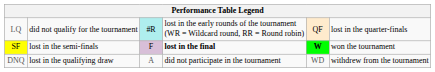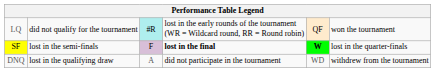(369, 29) lost in the quarter-finals -> (363, 29) won the tournament
(363, 48) won the tournament -> (369, 48) lost in the quarter-finals
